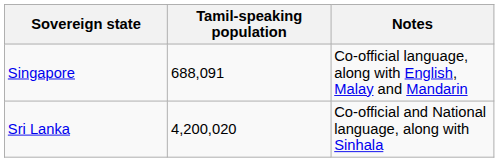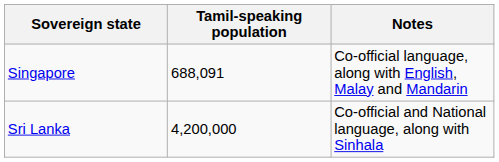(204, 129) 4,200,020 -> (204, 129) 4,200,000
